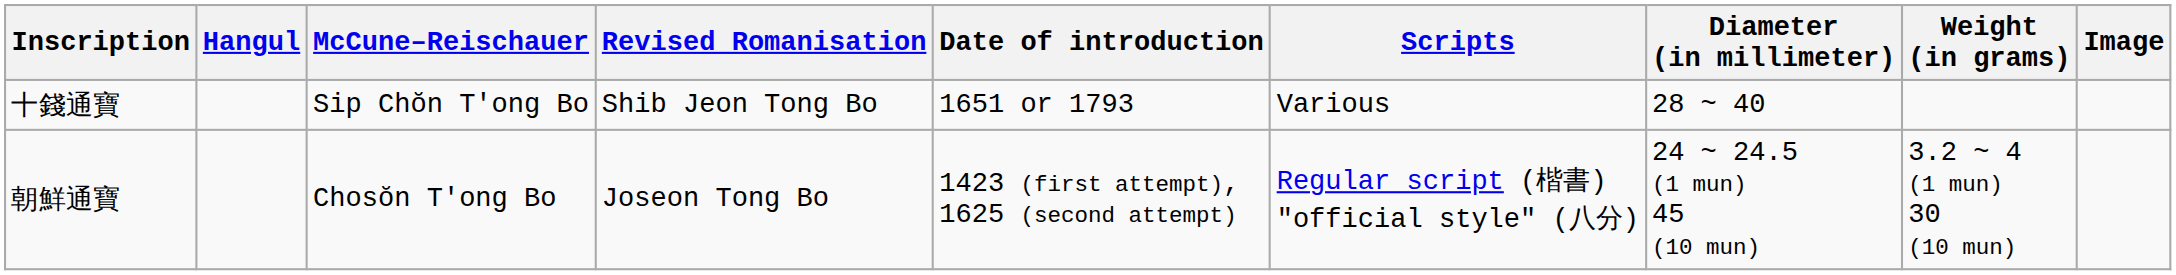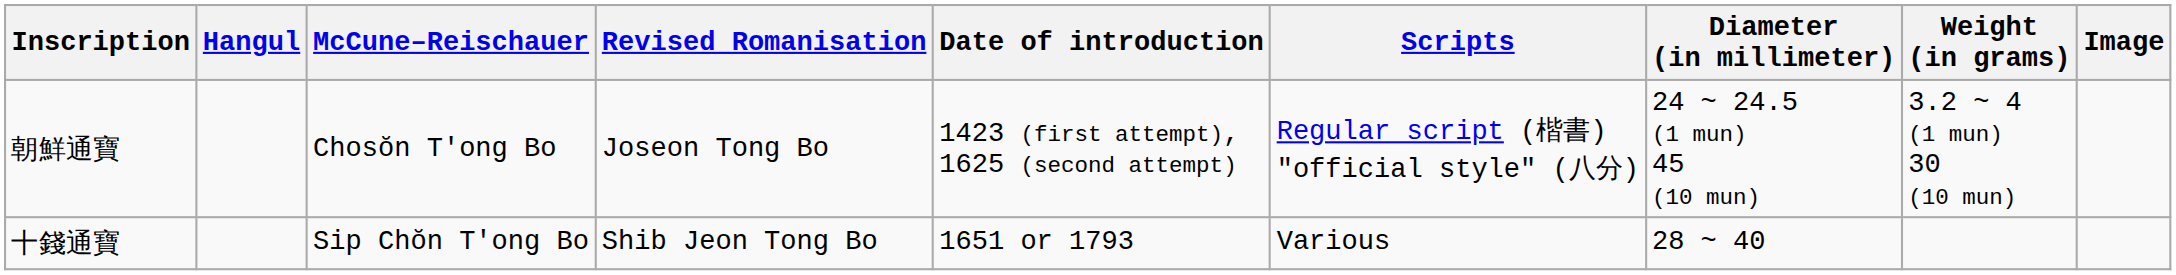rows swapped: (66, 200) <-> (66, 107)
